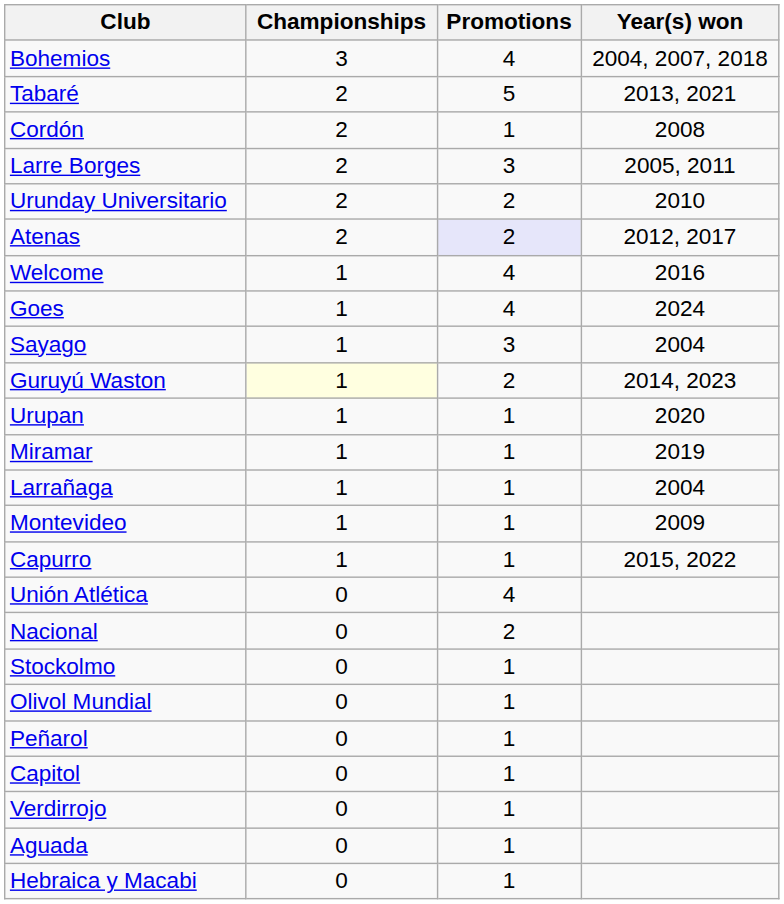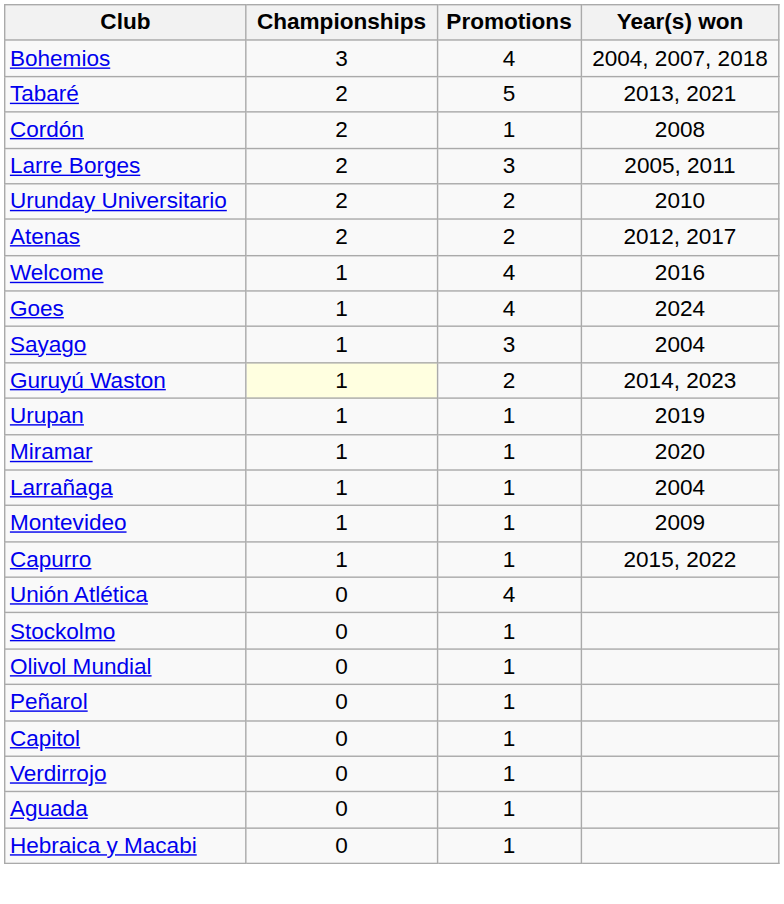(509, 237) lavender background -> (509, 237) no background
(680, 415) 2020 -> (680, 415) 2019
(680, 451) 2019 -> (680, 451) 2020
- row: (54, 630)
